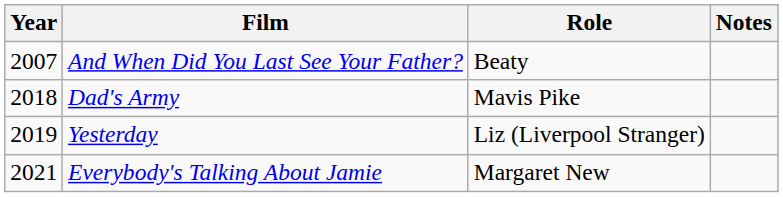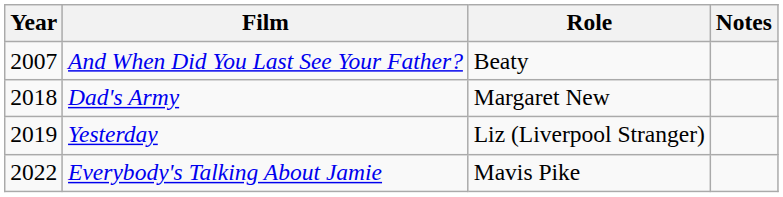(527, 97) Mavis Pike -> (542, 97) Margaret New
(34, 172) 2021 -> (34, 172) 2022
(542, 172) Margaret New -> (527, 172) Mavis Pike
